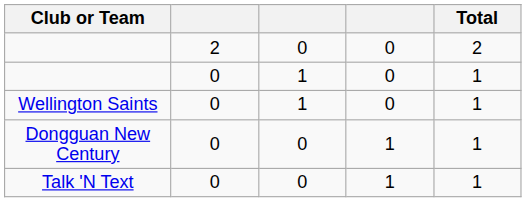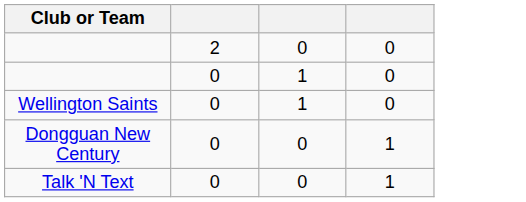- column: (477, 18)
